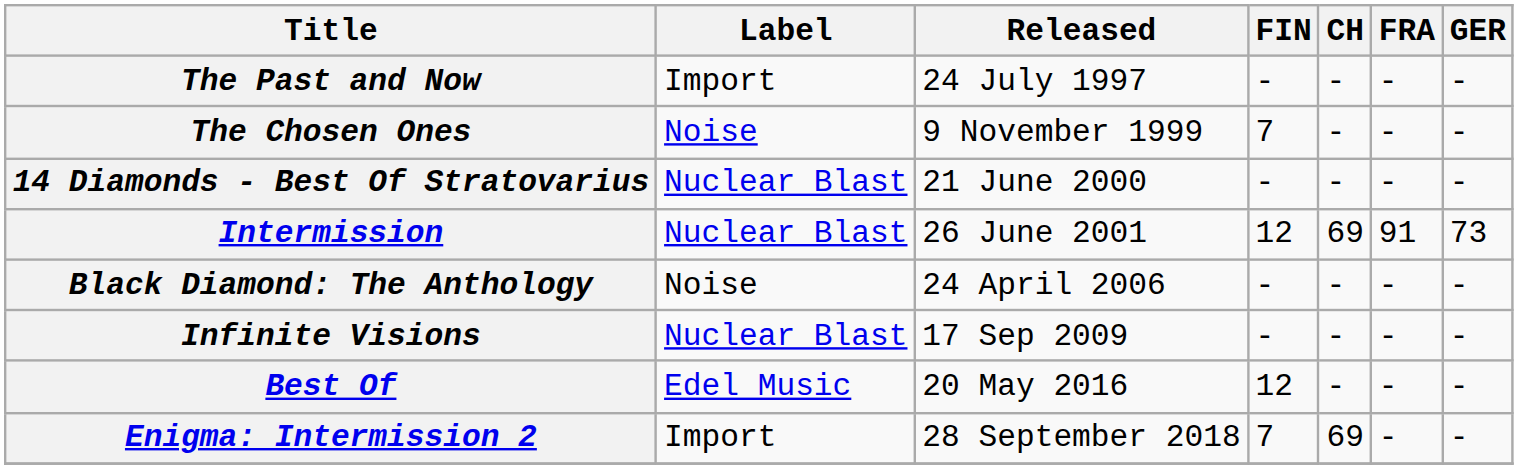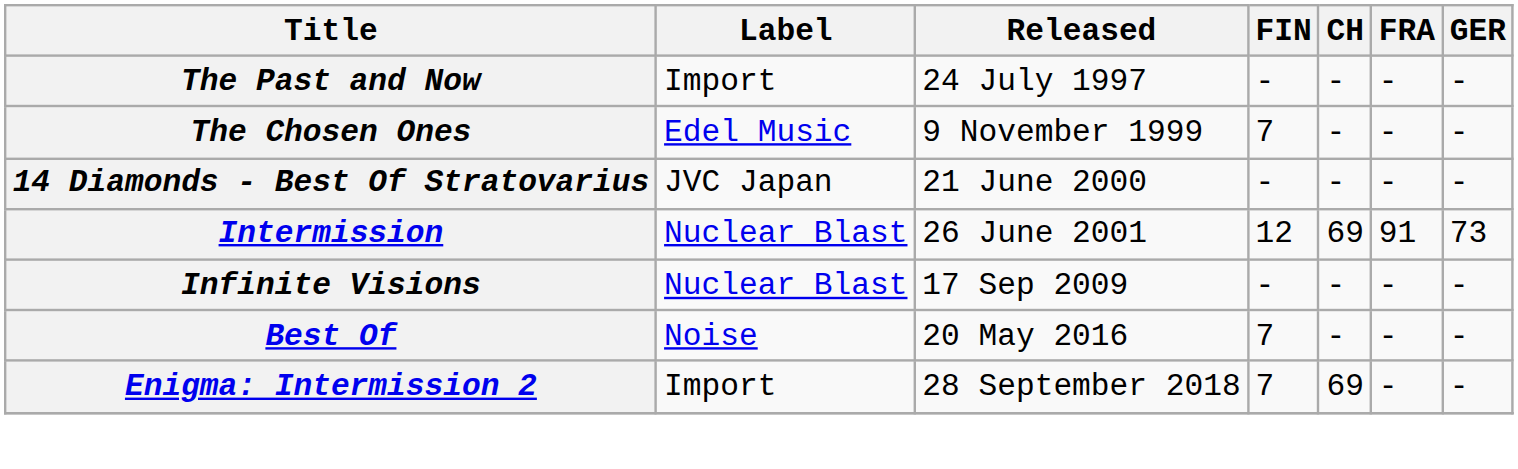(711, 132) Noise -> (758, 132) Edel Music
(786, 183) Nuclear Blast -> (748, 183) JVC Japan
- row: (331, 285)
(758, 387) Edel Music -> (711, 336) Noise
(1274, 387) 12 -> (1265, 336) 7
